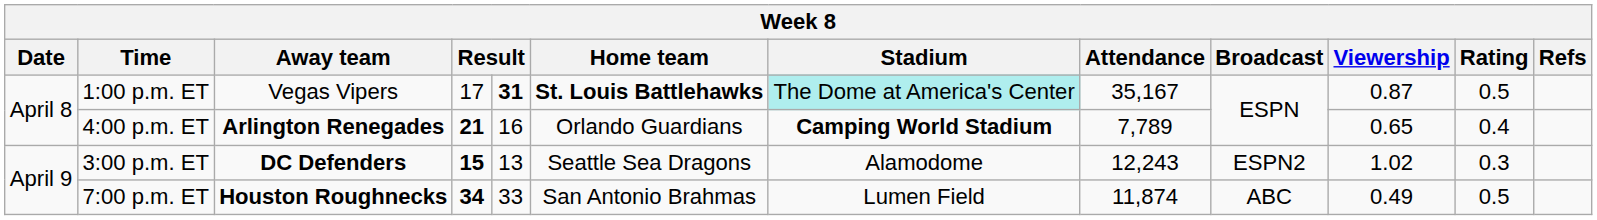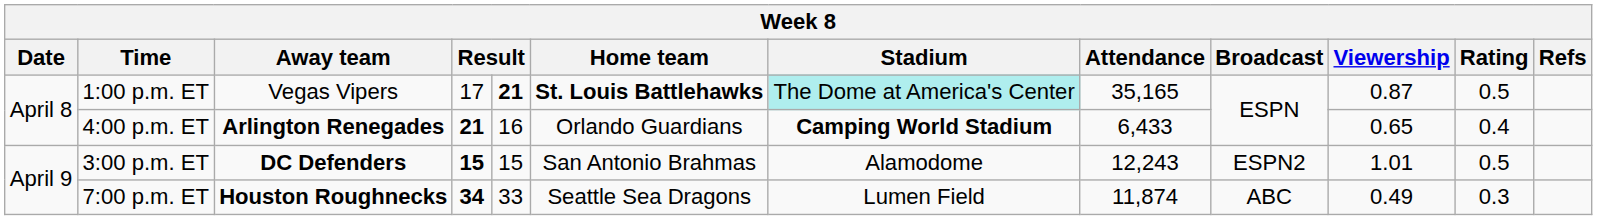(511, 92) 31 -> (511, 92) 21
(1145, 92) 35,167 -> (1145, 92) 35,165
(1145, 127) 7,789 -> (1145, 127) 6,433
(511, 162) 13 -> (511, 162) 15
(649, 162) Seattle Sea Dragons -> (649, 162) San Antonio Brahmas
(1392, 162) 1.02 -> (1392, 162) 1.01
(1494, 162) 0.3 -> (1494, 162) 0.5
(649, 197) San Antonio Brahmas -> (649, 197) Seattle Sea Dragons
(1494, 197) 0.5 -> (1494, 197) 0.3
